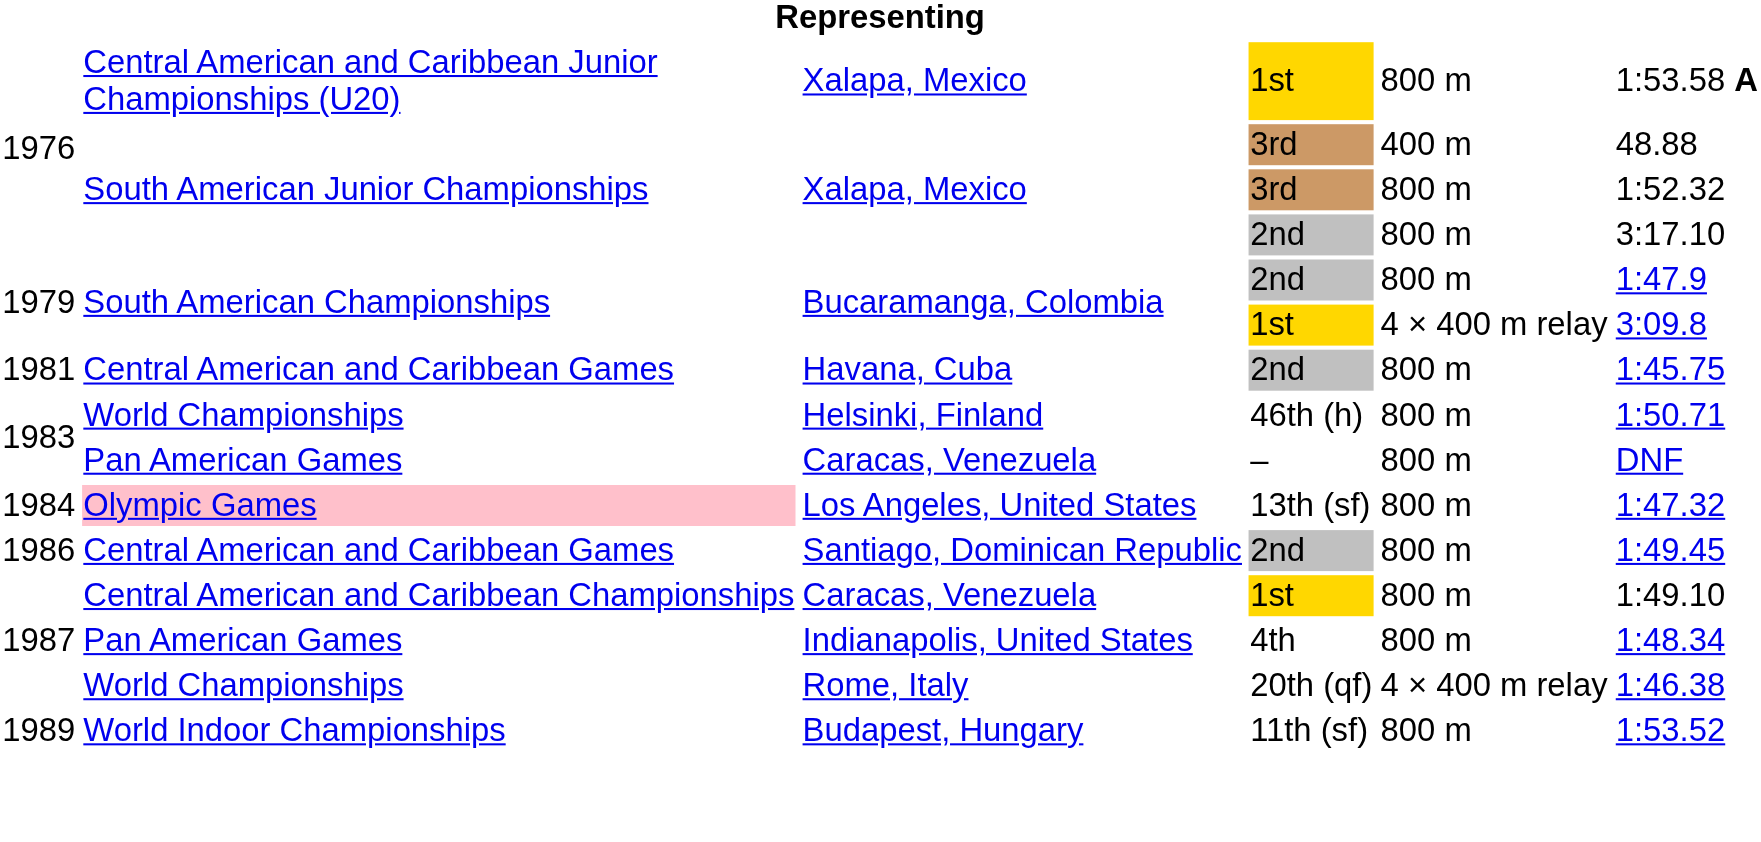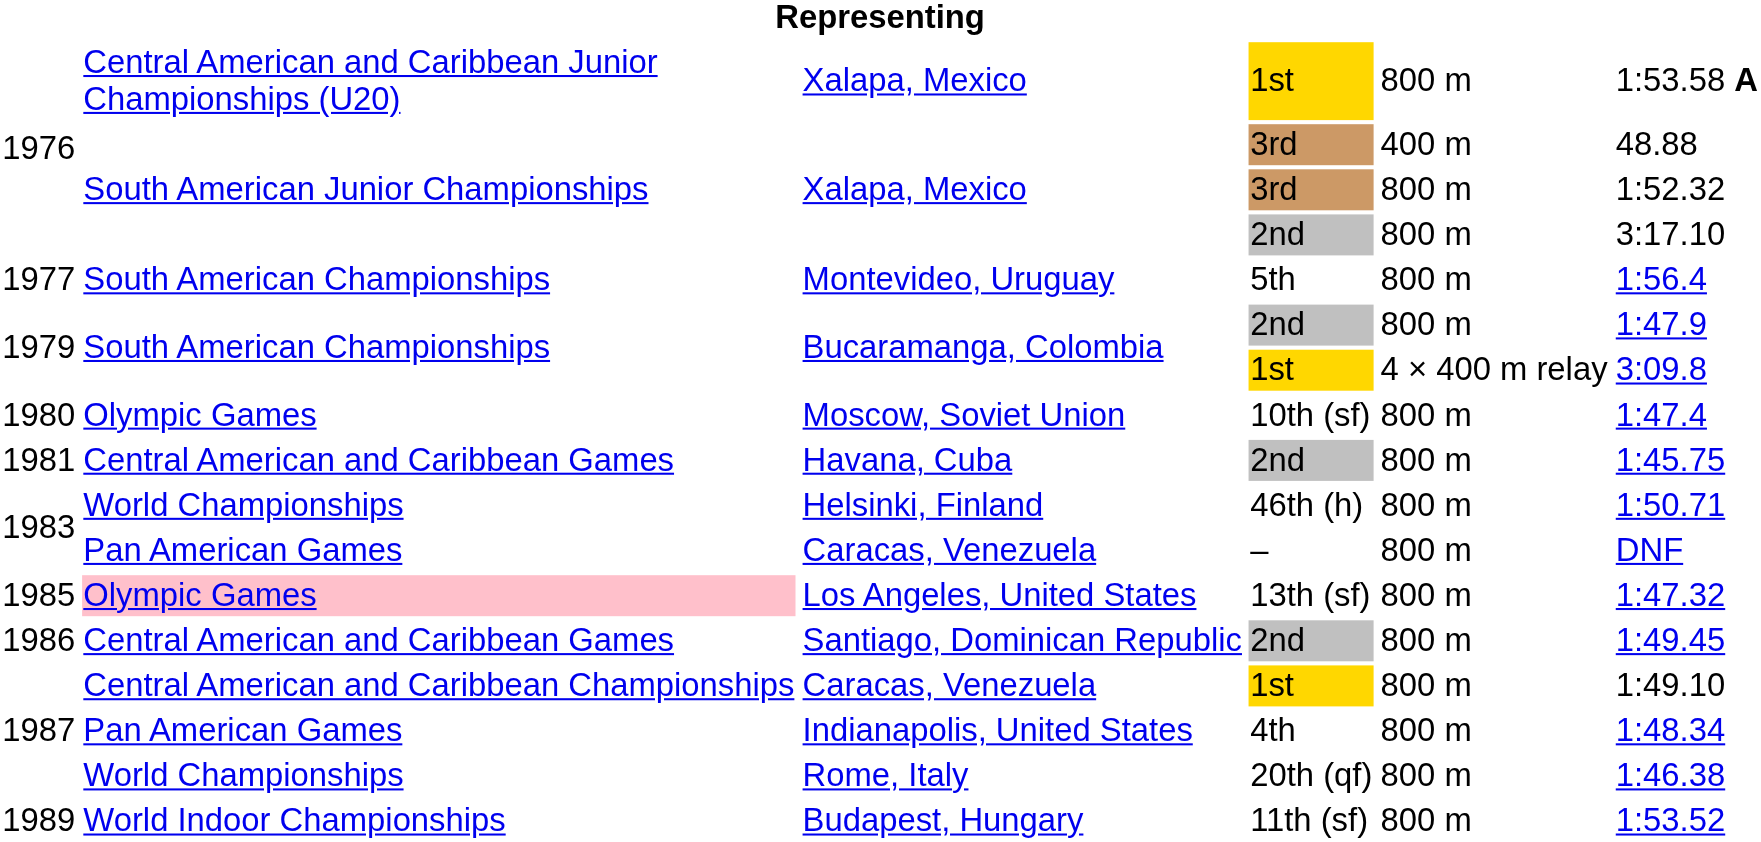+ row: (958, 279)
+ row: (964, 414)
(39, 504) 1984 -> (39, 595) 1985
(1494, 685) 4 × 400 m relay -> (1426, 775) 800 m
